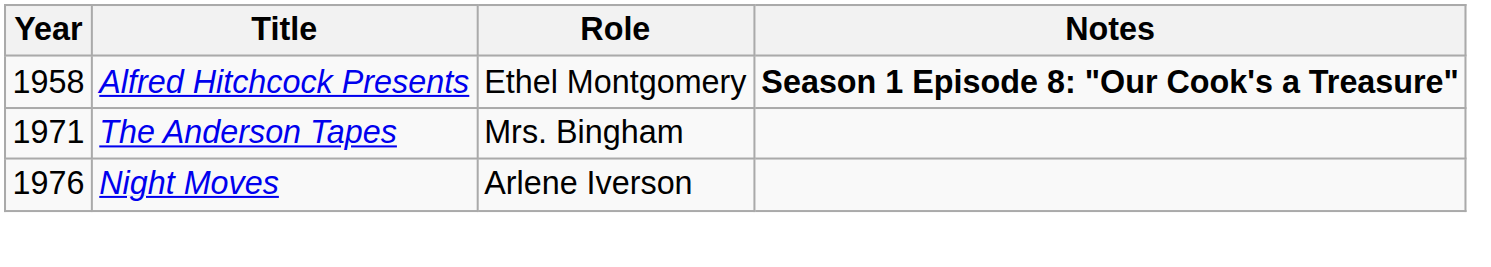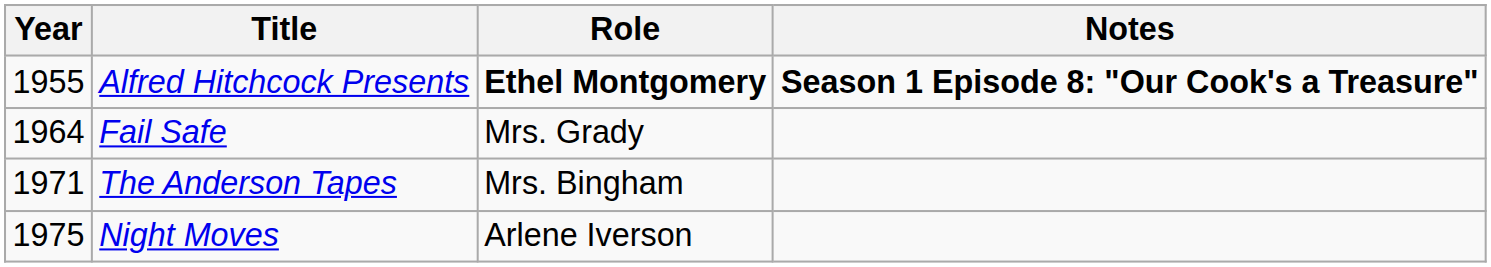(48, 81) 1958 -> (48, 81) 1955
(615, 81) normal -> (625, 81) bold
+ row: (163, 132)
(48, 183) 1976 -> (48, 235) 1975
